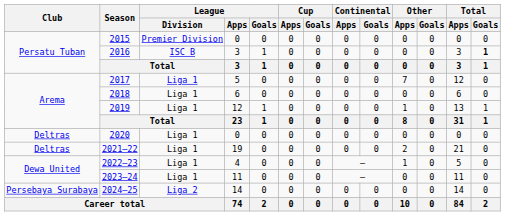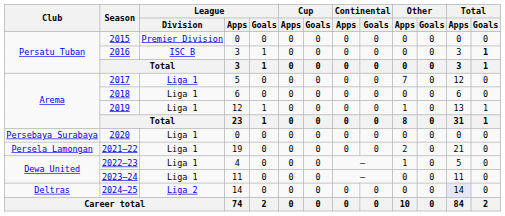(52, 135) Deltras -> (52, 135) Persebaya Surabaya
(52, 149) Deltras -> (52, 149) Persela Lamongan
(52, 190) Persebaya Surabaya -> (52, 190) Deltras
(459, 190) no background -> (459, 190) lavender background
